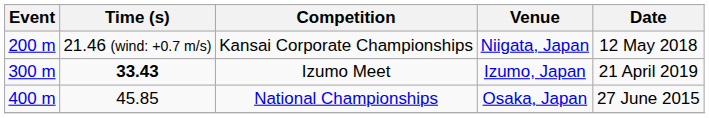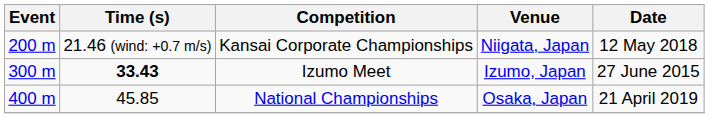(648, 71) 21 April 2019 -> (648, 71) 27 June 2015
(648, 98) 27 June 2015 -> (648, 98) 21 April 2019
